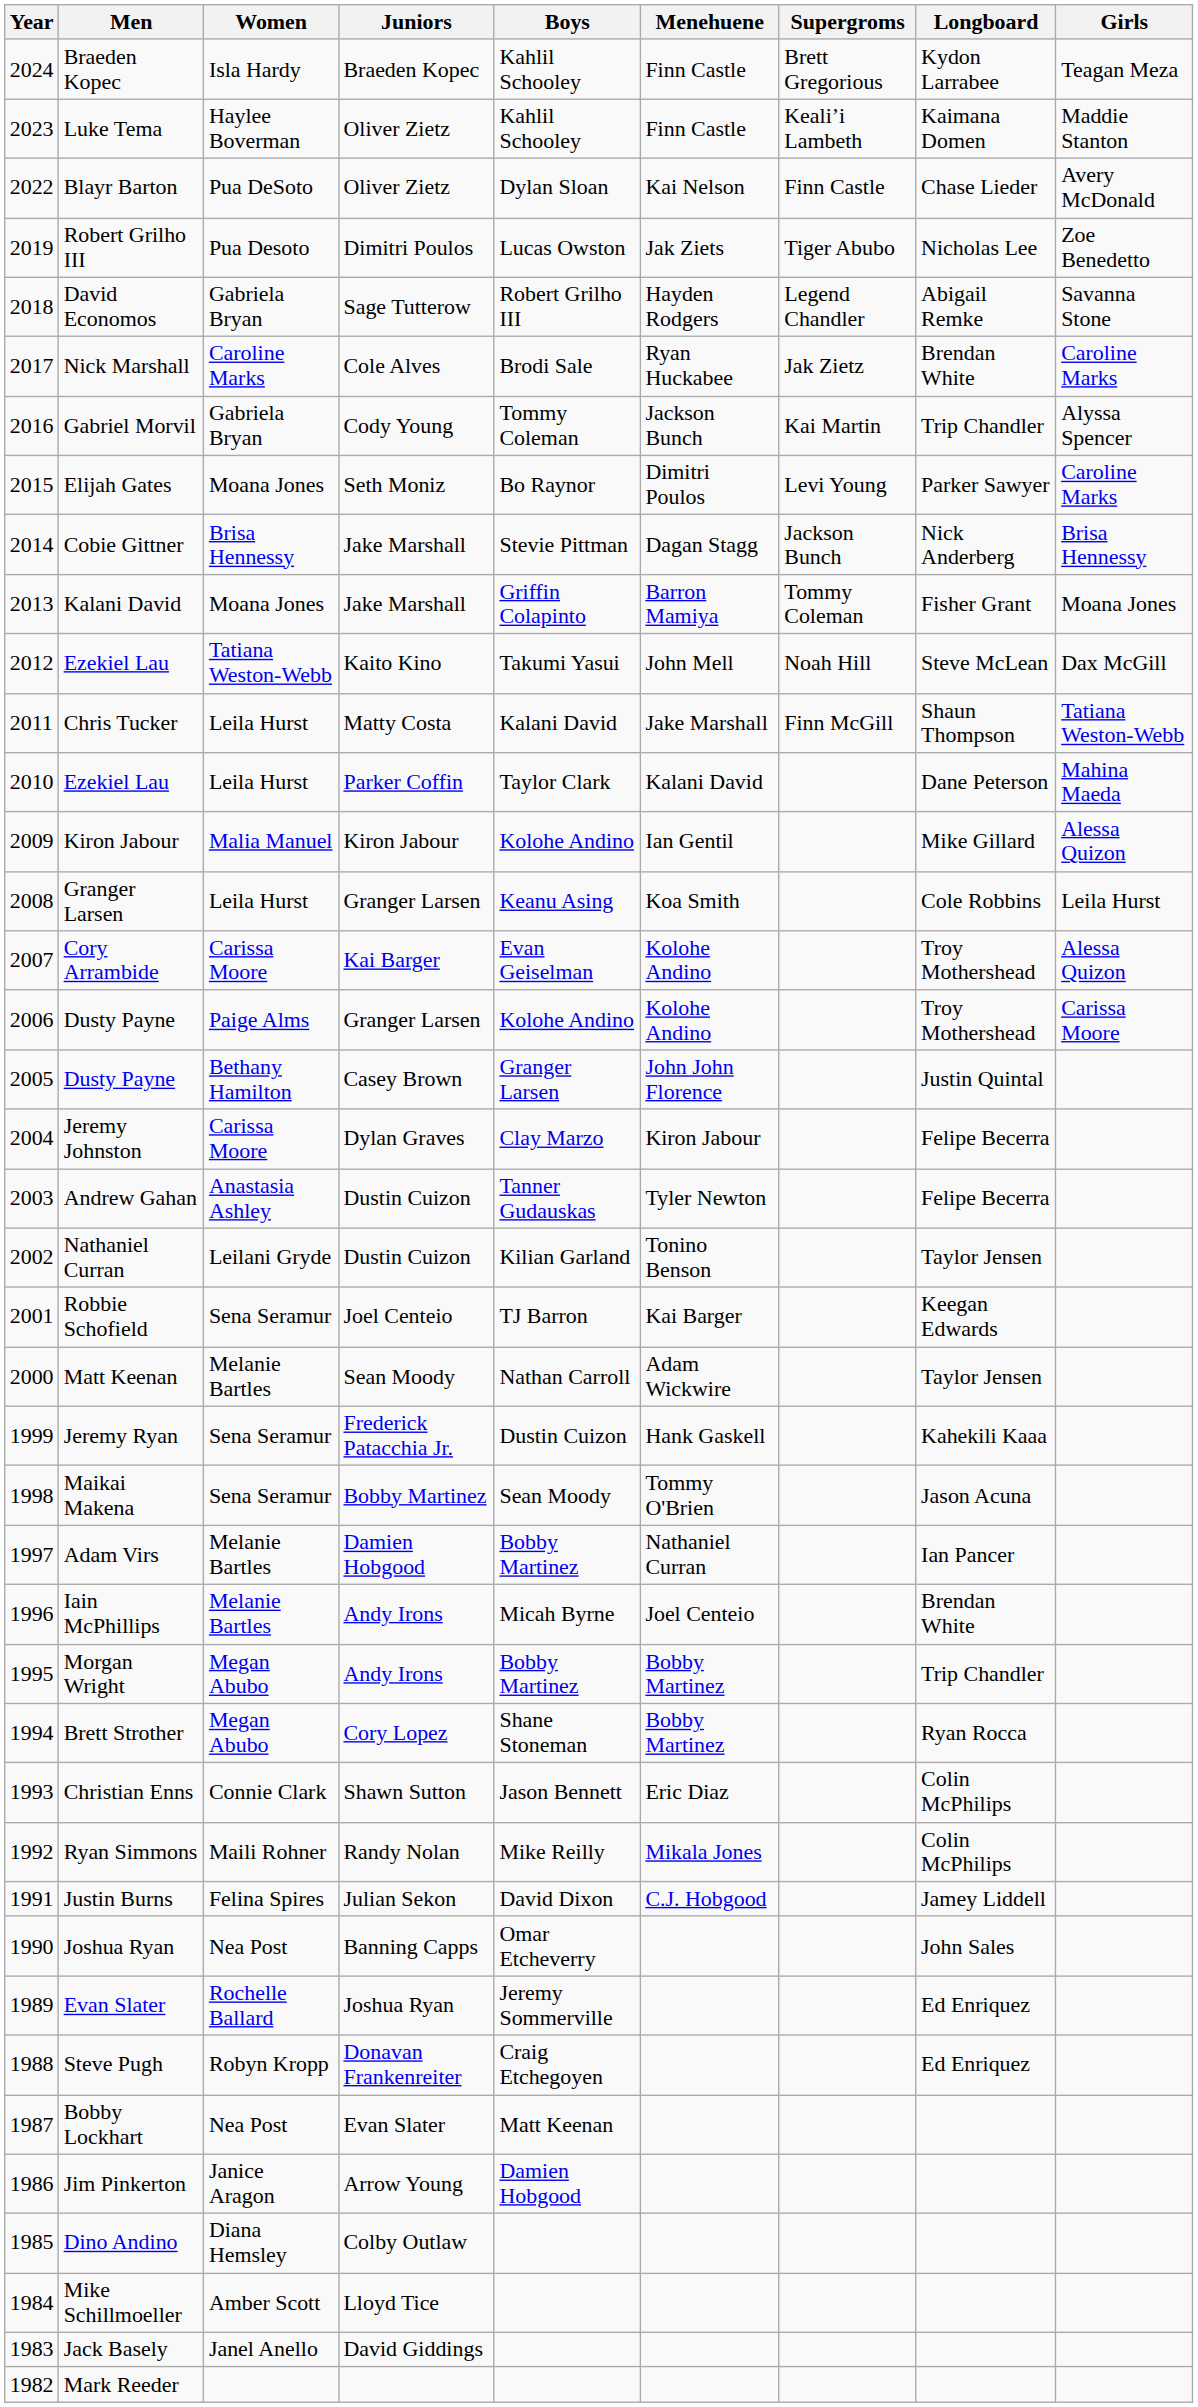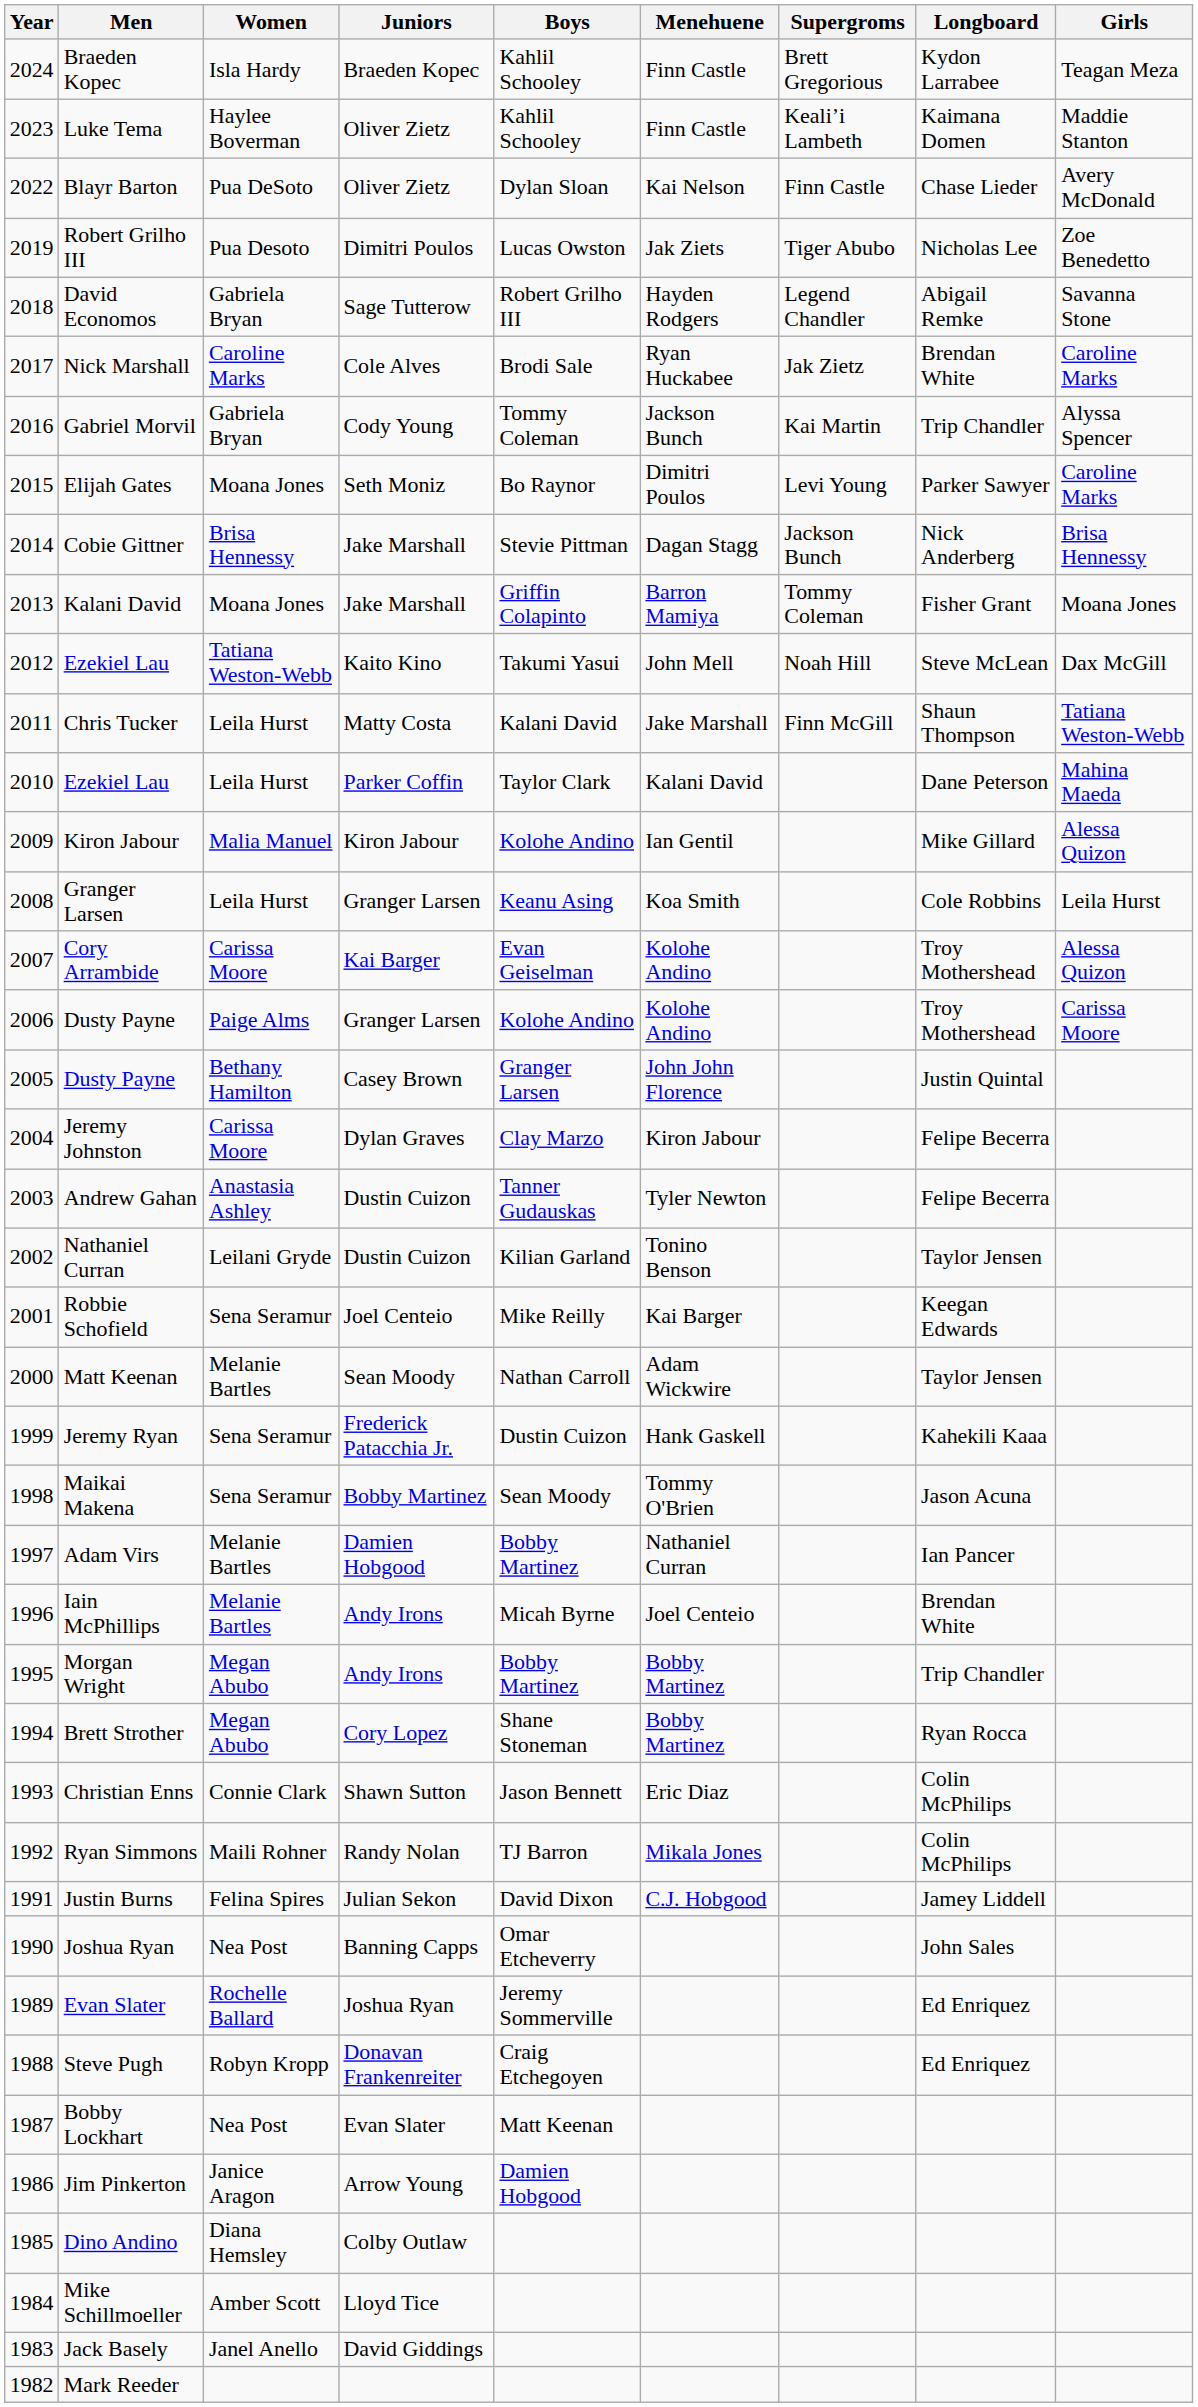(544, 1316) TJ Barron -> (552, 1316) Mike Reilly
(552, 1851) Mike Reilly -> (544, 1851) TJ Barron
